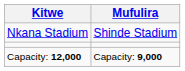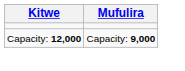- row: (48, 32)
